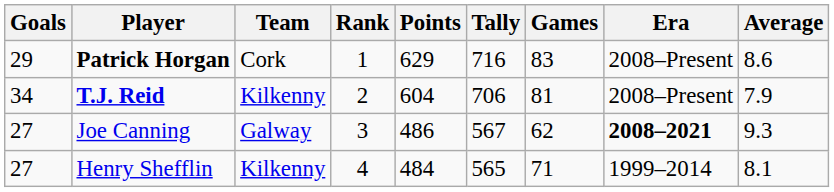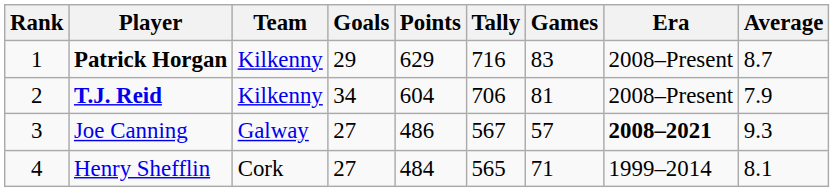columns swapped: (363, 22) <-> (38, 22)
(263, 58) Cork -> (280, 58) Kilkenny
(758, 58) 8.6 -> (758, 58) 8.7
(542, 131) 62 -> (542, 131) 57
(283, 167) Kilkenny -> (261, 167) Cork
